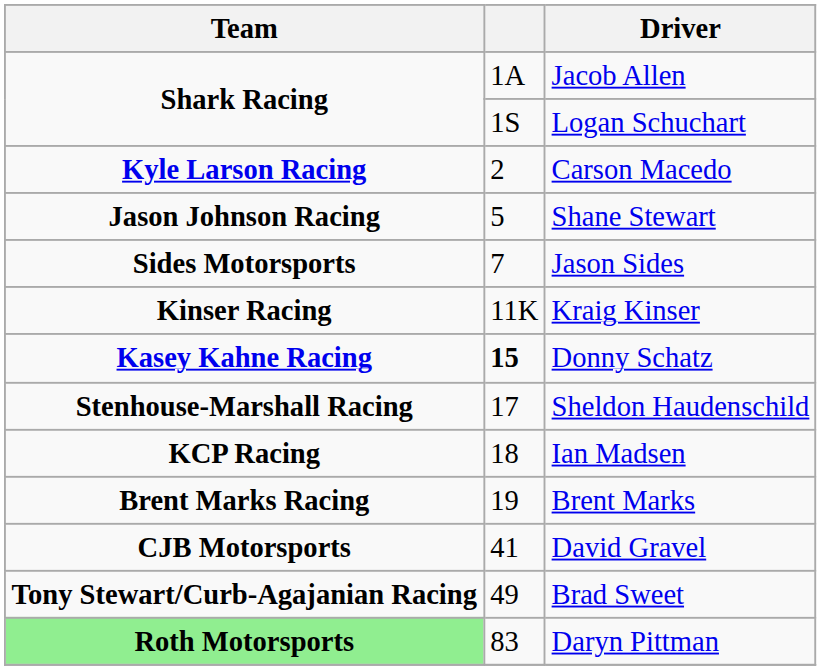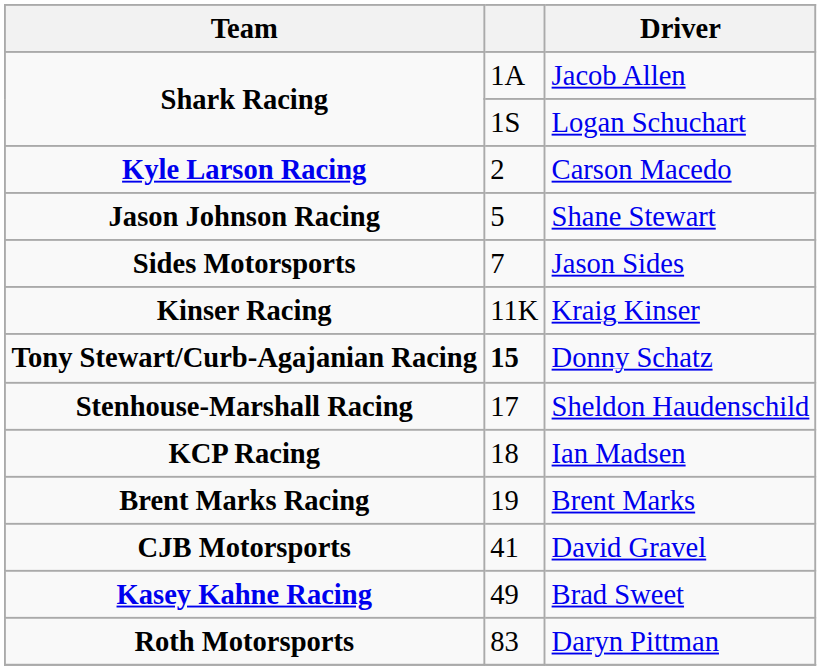(244, 358) Kasey Kahne Racing -> (244, 358) Tony Stewart/Curb-Agajanian Racing
(244, 593) Tony Stewart/Curb-Agajanian Racing -> (244, 593) Kasey Kahne Racing
(244, 640) lightgreen background -> (244, 640) no background
